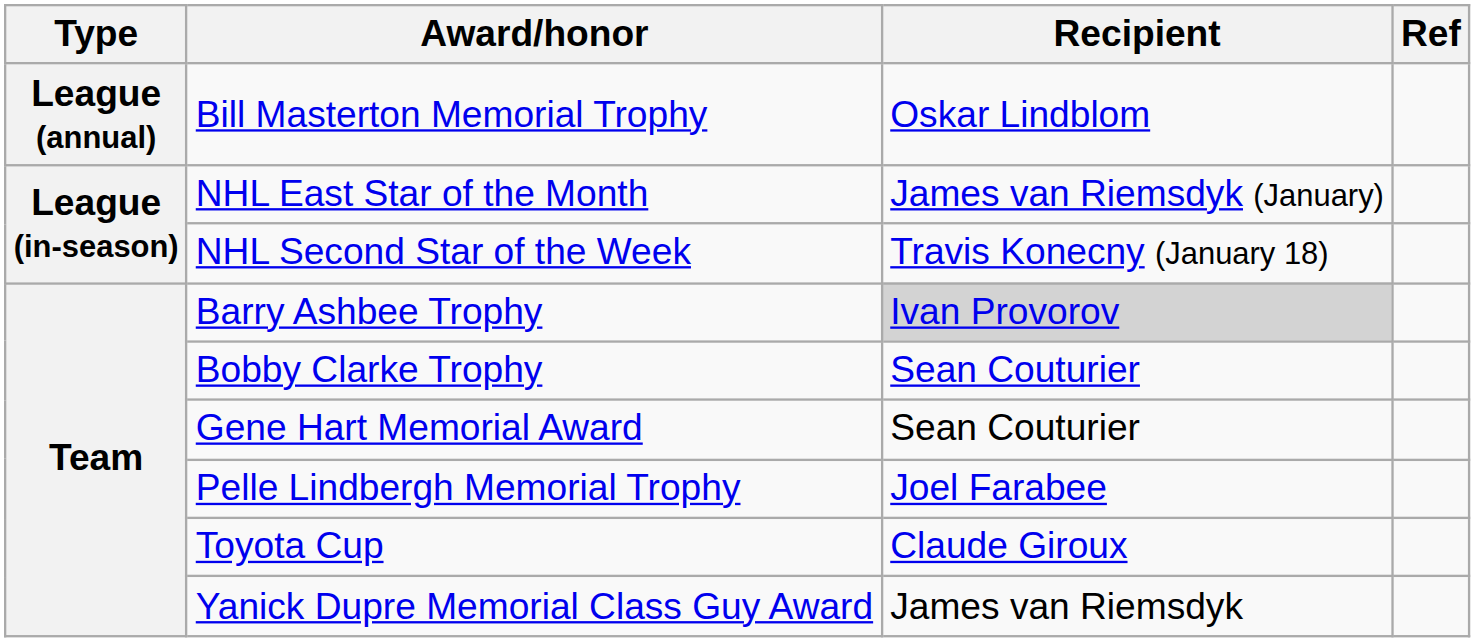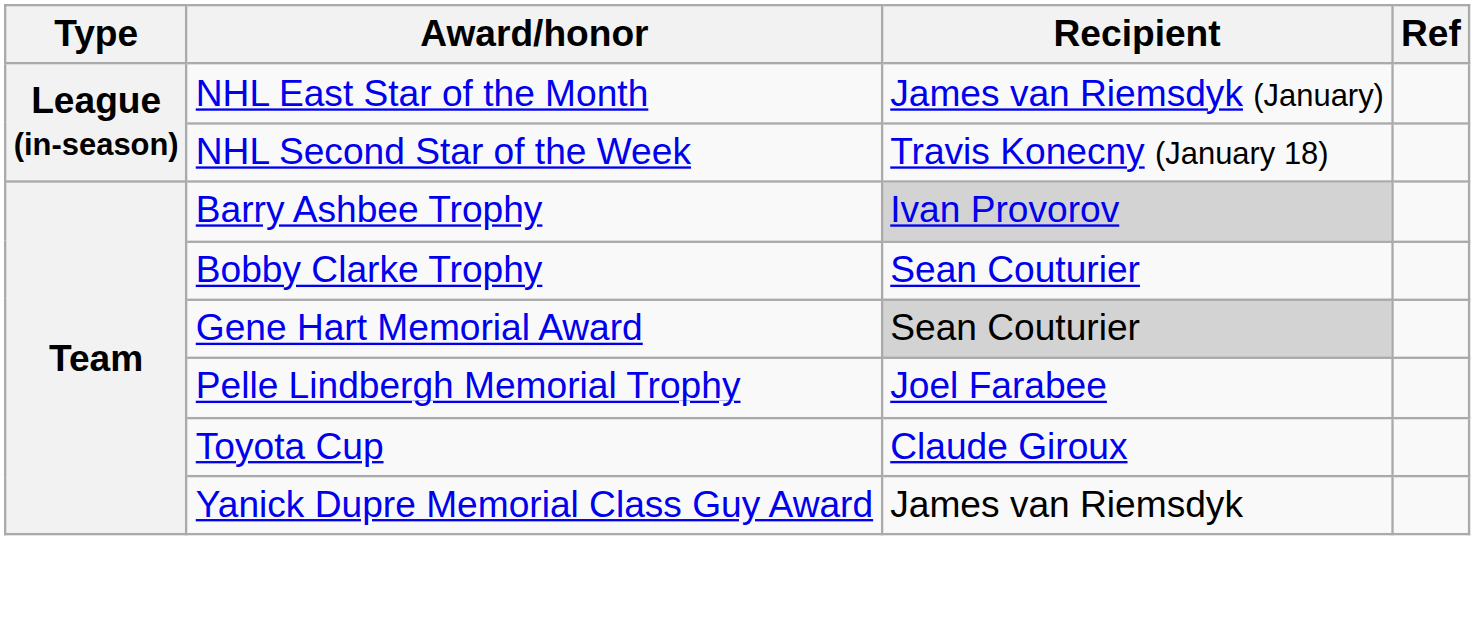- row: (452, 113)
(1015, 428) no background -> (1015, 328) lightgrey background
